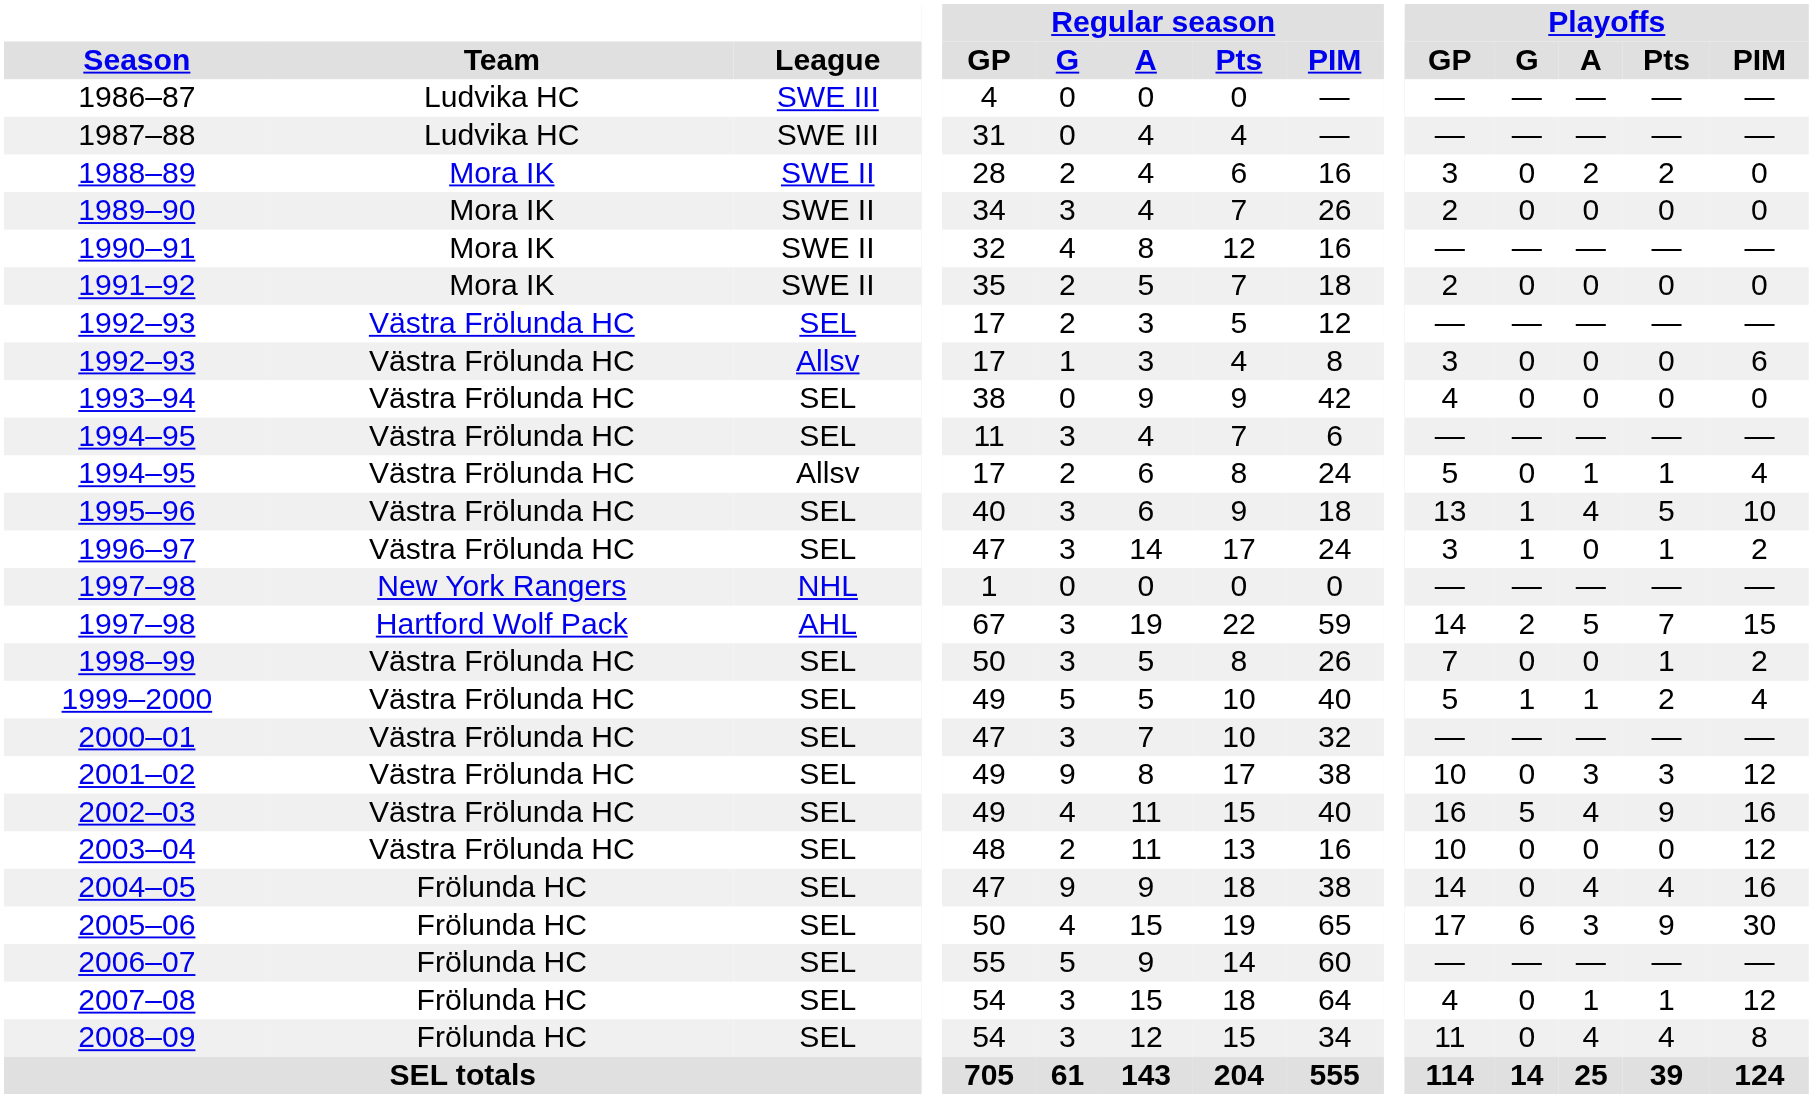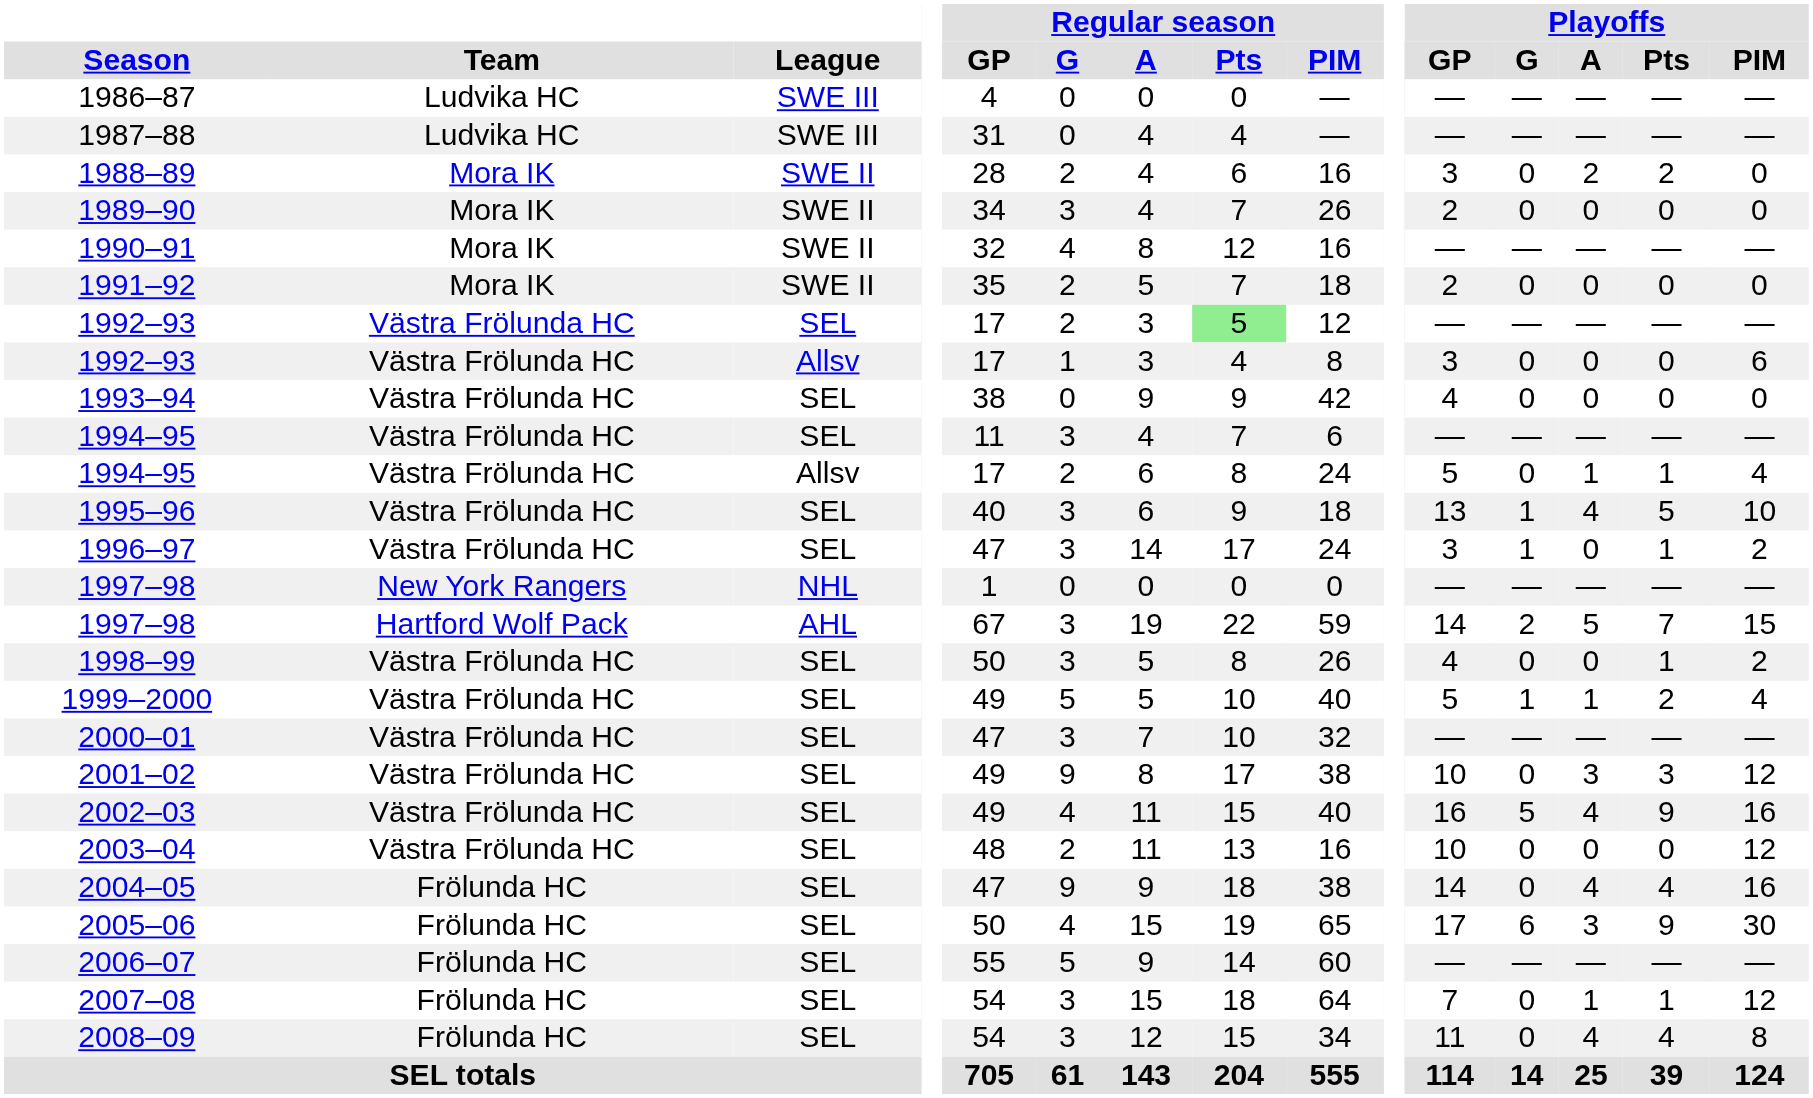(1239, 323) no background -> (1239, 323) lightgreen background
(1450, 661) 7 -> (1450, 661) 4
(1450, 999) 4 -> (1450, 999) 7
